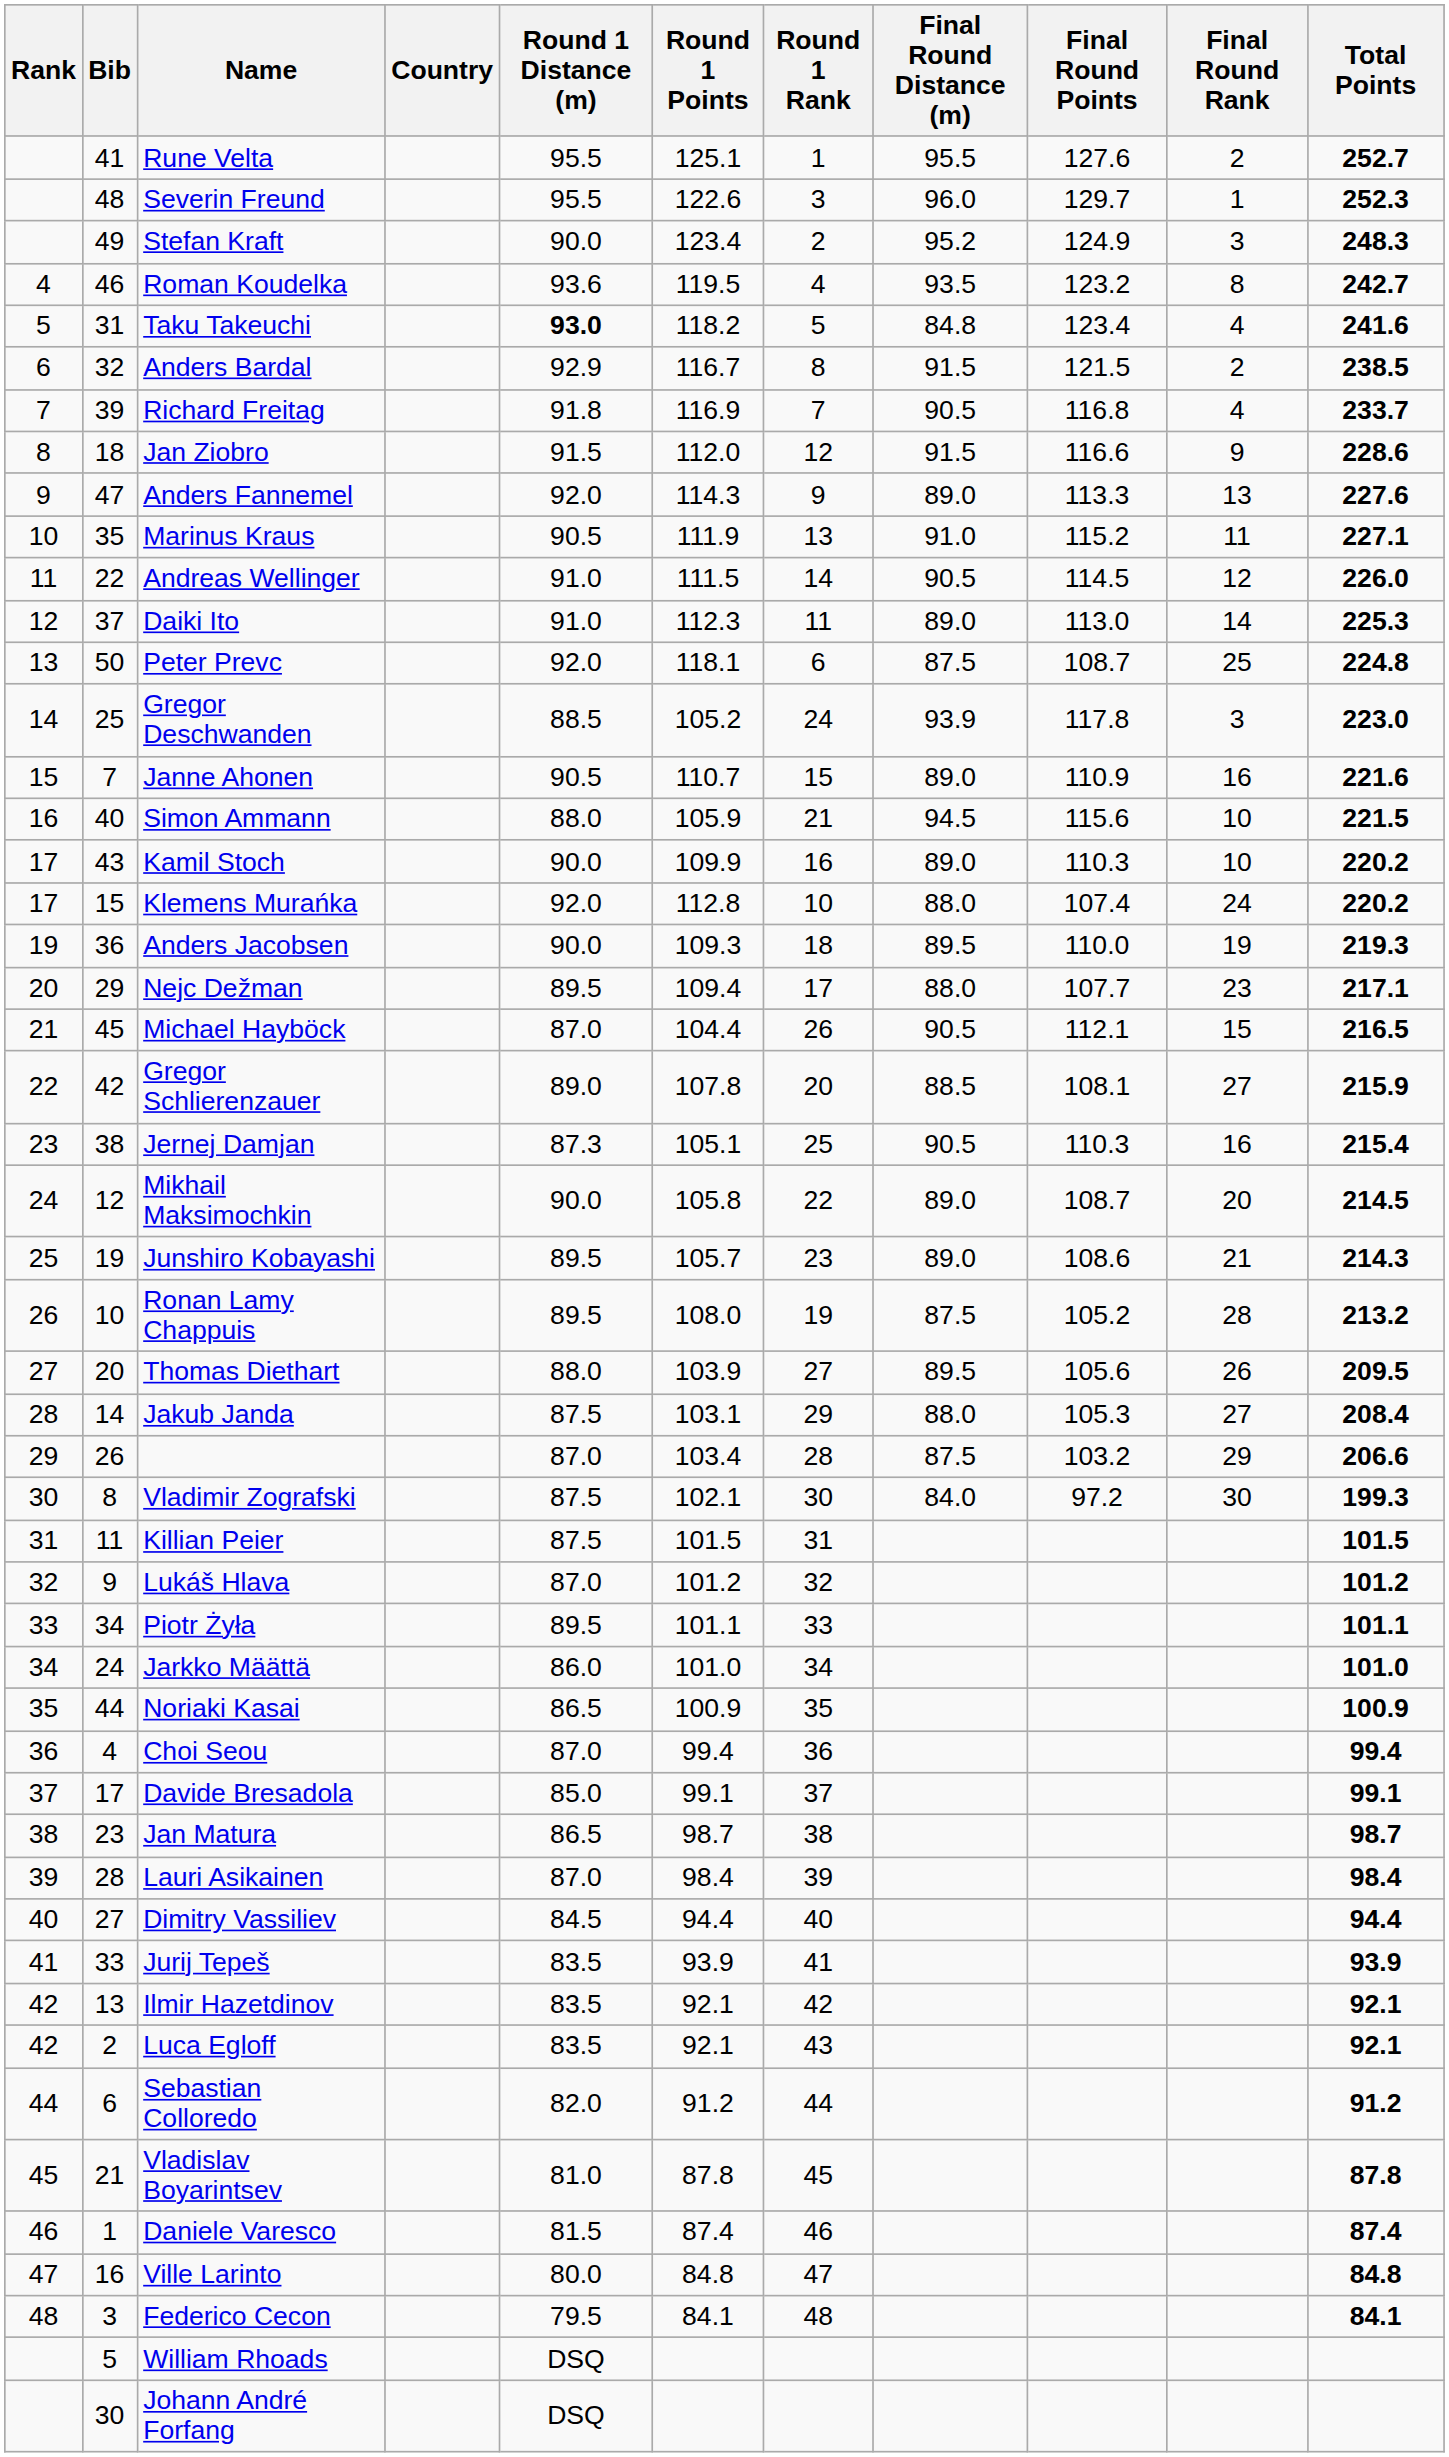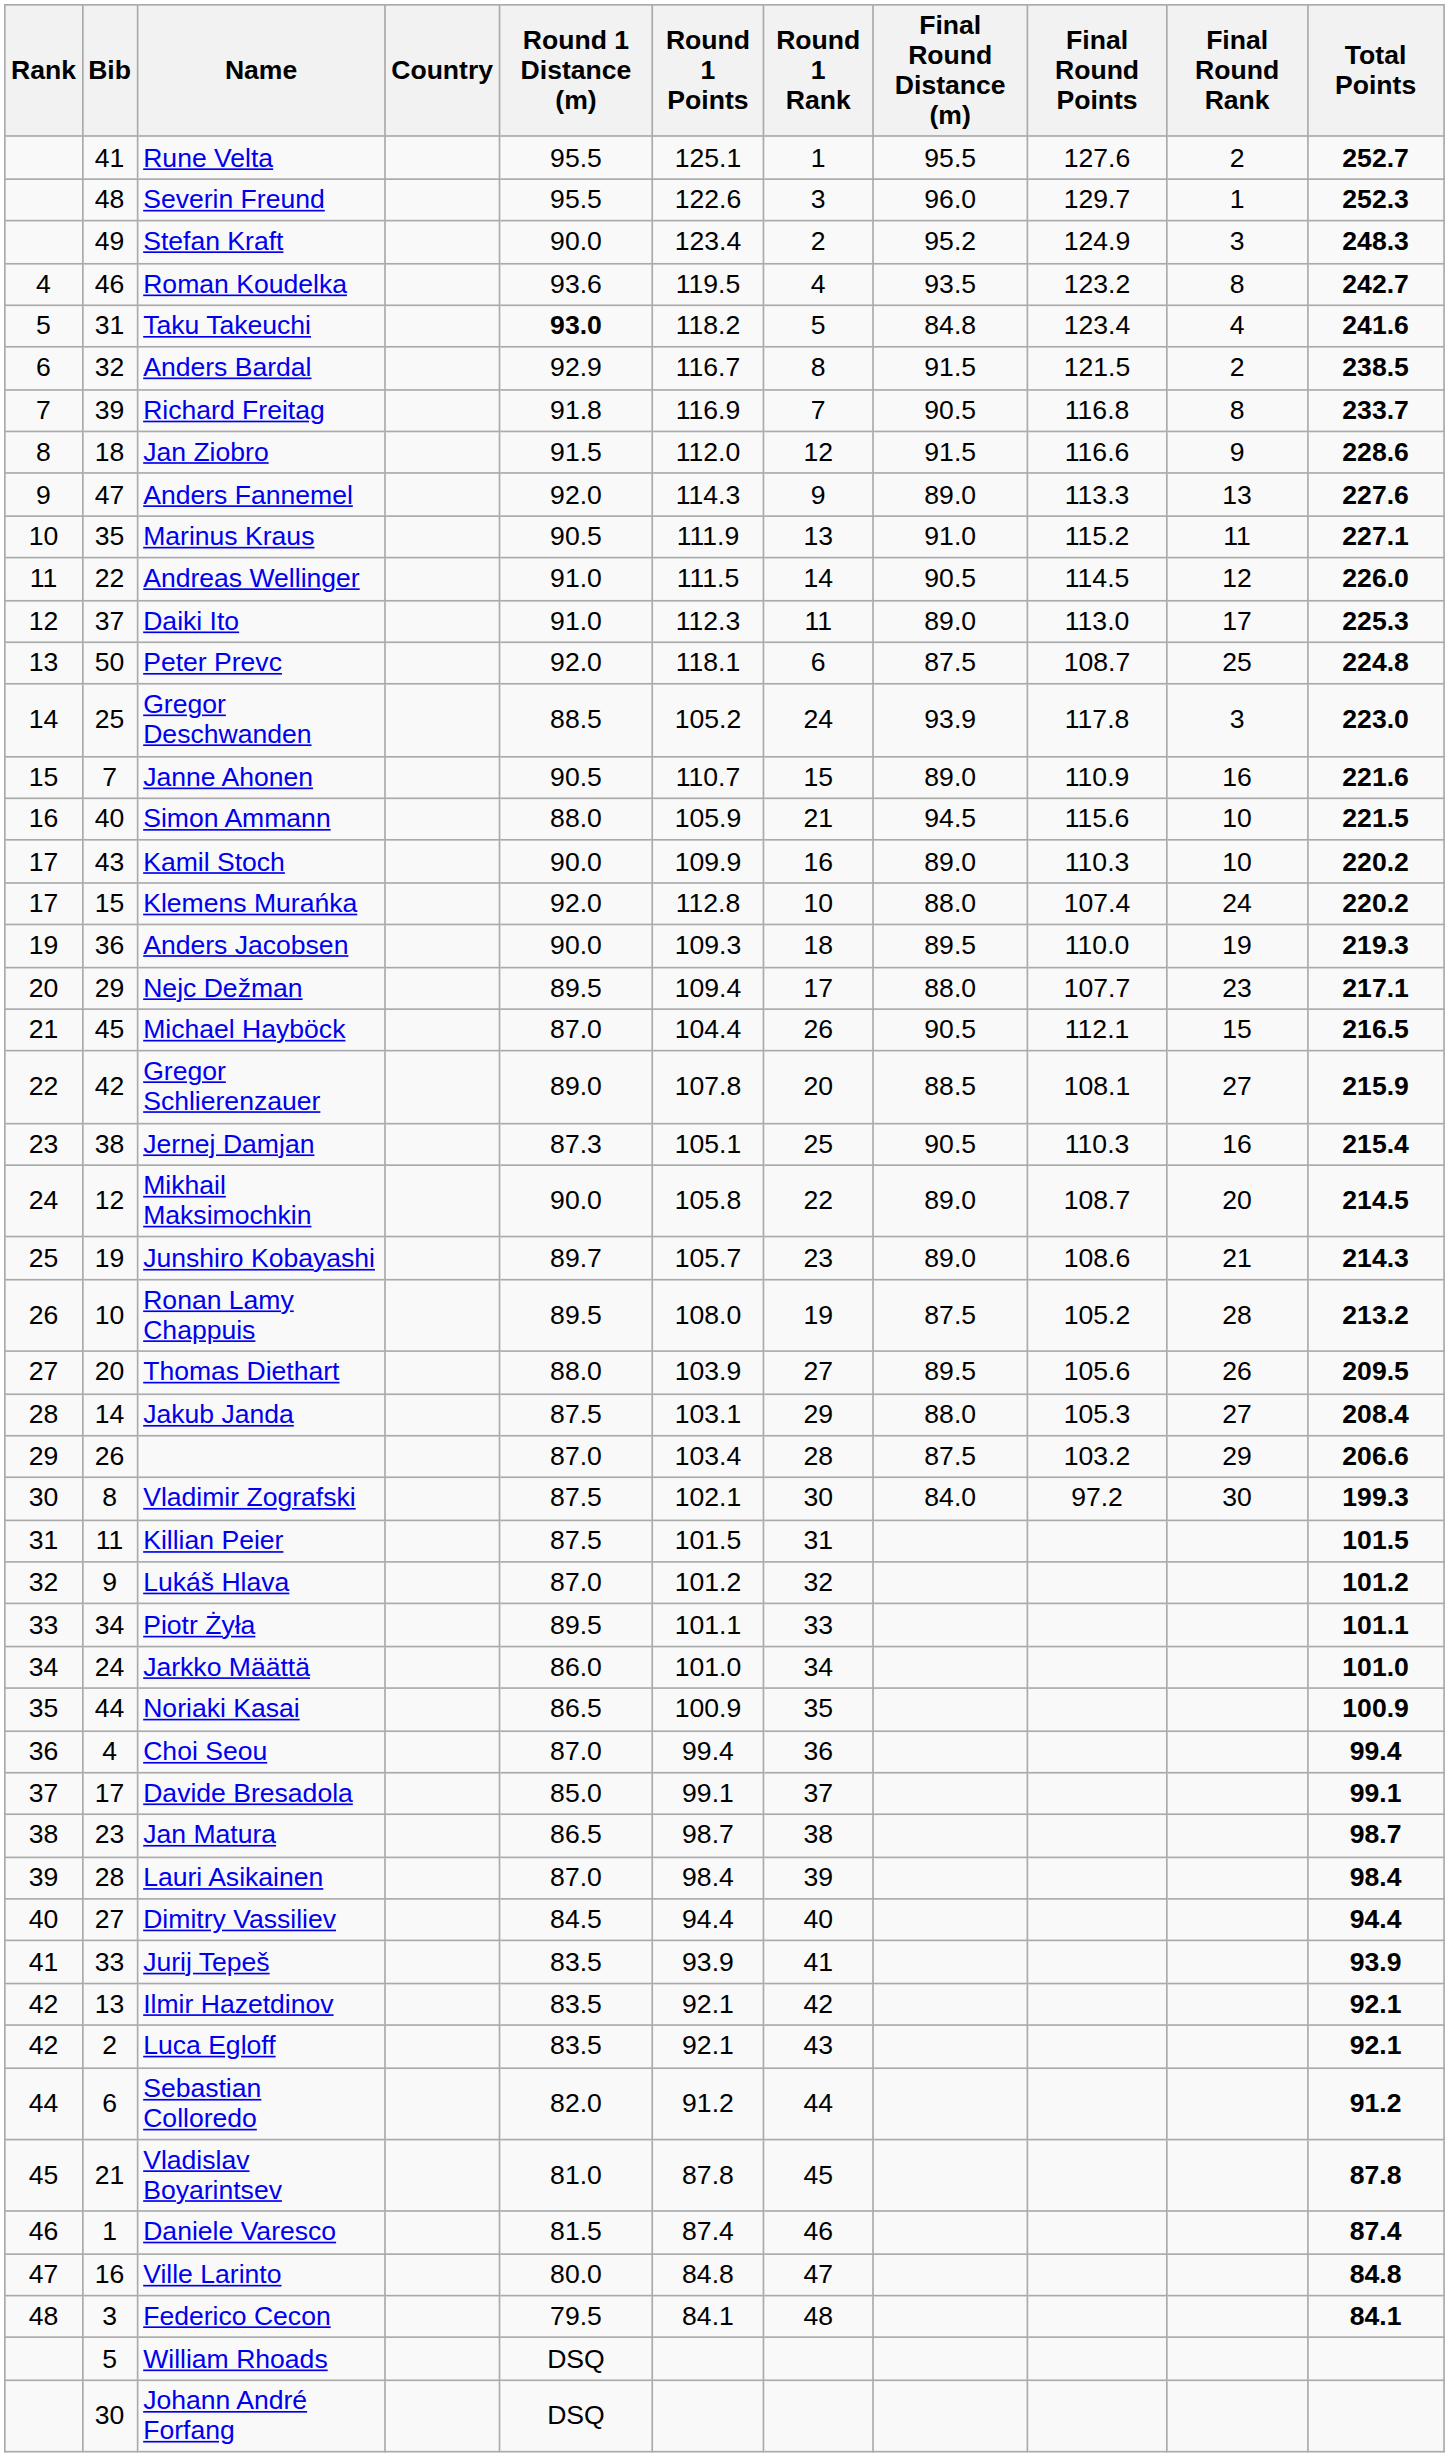(1237, 410) 4 -> (1237, 410) 8
(1237, 620) 14 -> (1237, 620) 17
(576, 1257) 89.5 -> (576, 1257) 89.7
